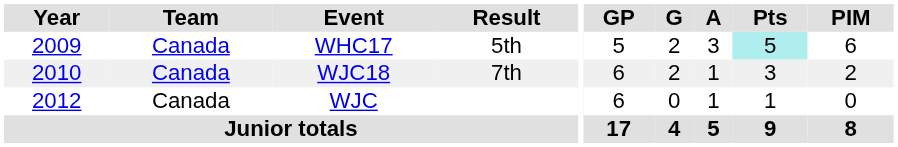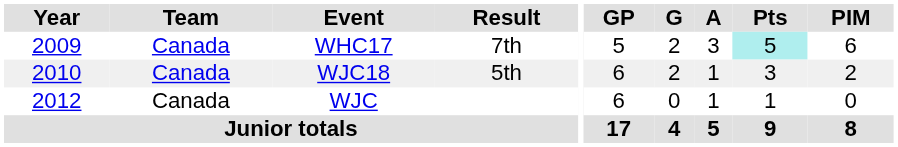(506, 45) 5th -> (506, 45) 7th
(506, 73) 7th -> (506, 73) 5th
